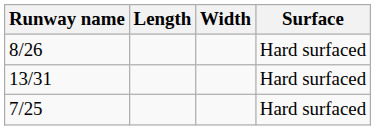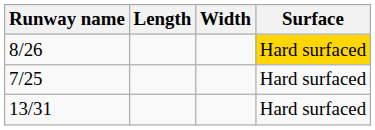(313, 49) no background -> (313, 49) gold background
rows swapped: (26, 109) <-> (30, 79)
